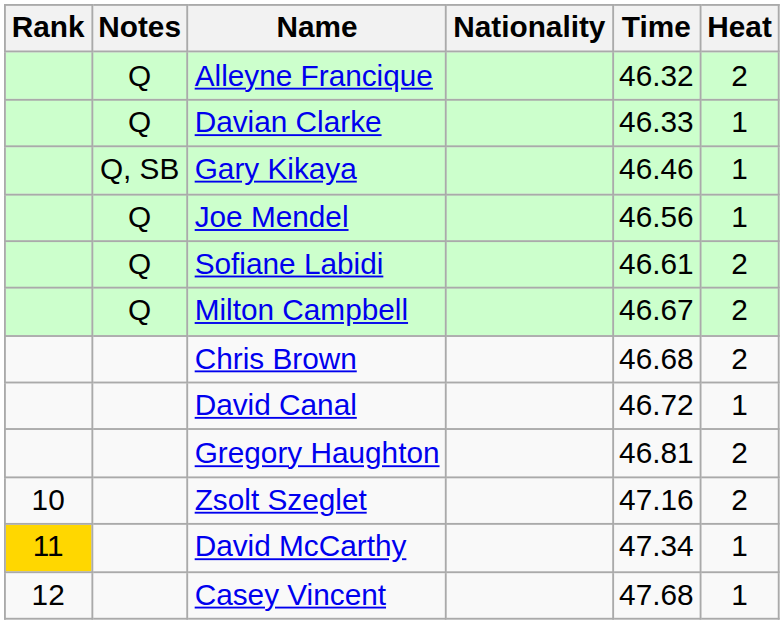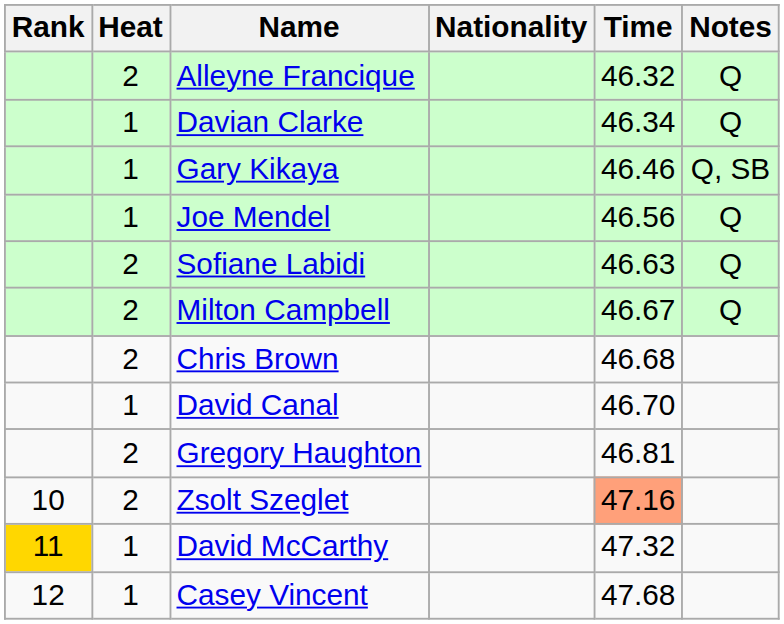columns swapped: (740, 28) <-> (140, 28)
(656, 122) 46.33 -> (638, 122) 46.34
(656, 264) 46.61 -> (638, 264) 46.63
(656, 405) 46.72 -> (638, 405) 46.70
(656, 500) no background -> (638, 500) lightsalmon background
(656, 547) 47.34 -> (638, 547) 47.32
